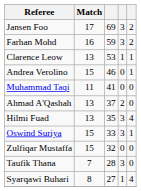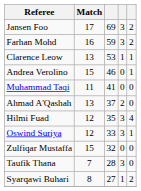(89, 118) 13 -> (89, 118) 12
(89, 133) 15 -> (89, 133) 12
(131, 178) 4 -> (131, 178) 2
